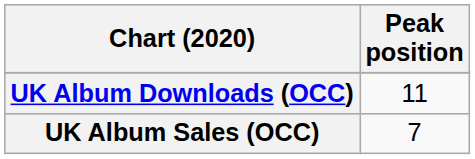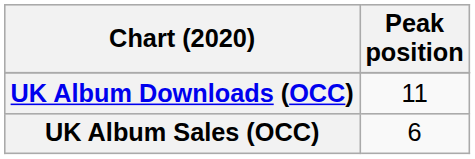(415, 133) 7 -> (415, 133) 6
